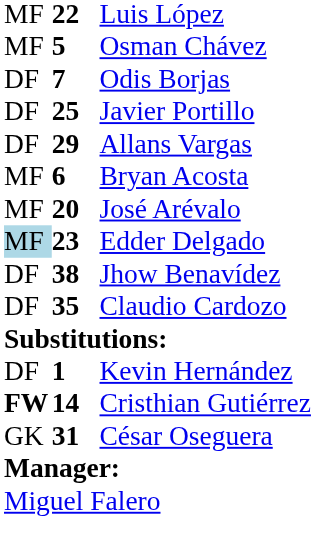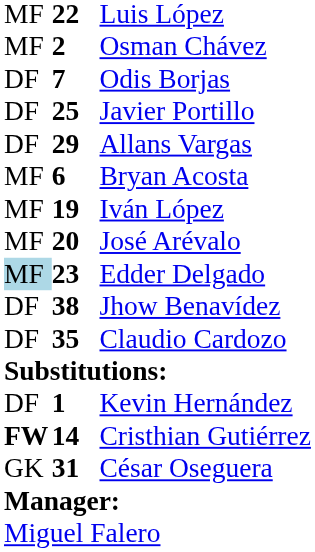(59, 46) 5 -> (59, 46) 2
+ row: (162, 208)
